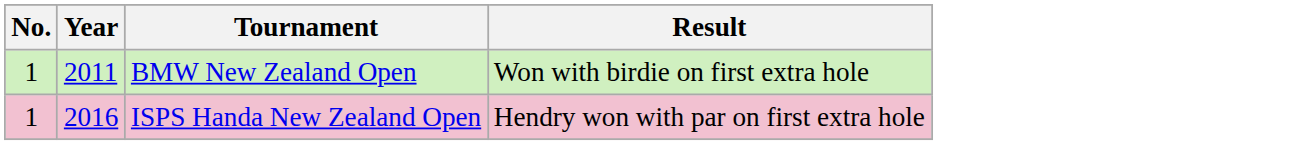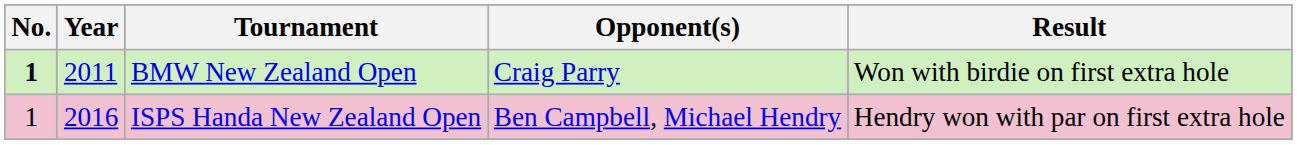+ column: (668, 27)
(31, 71) normal -> (31, 71) bold
